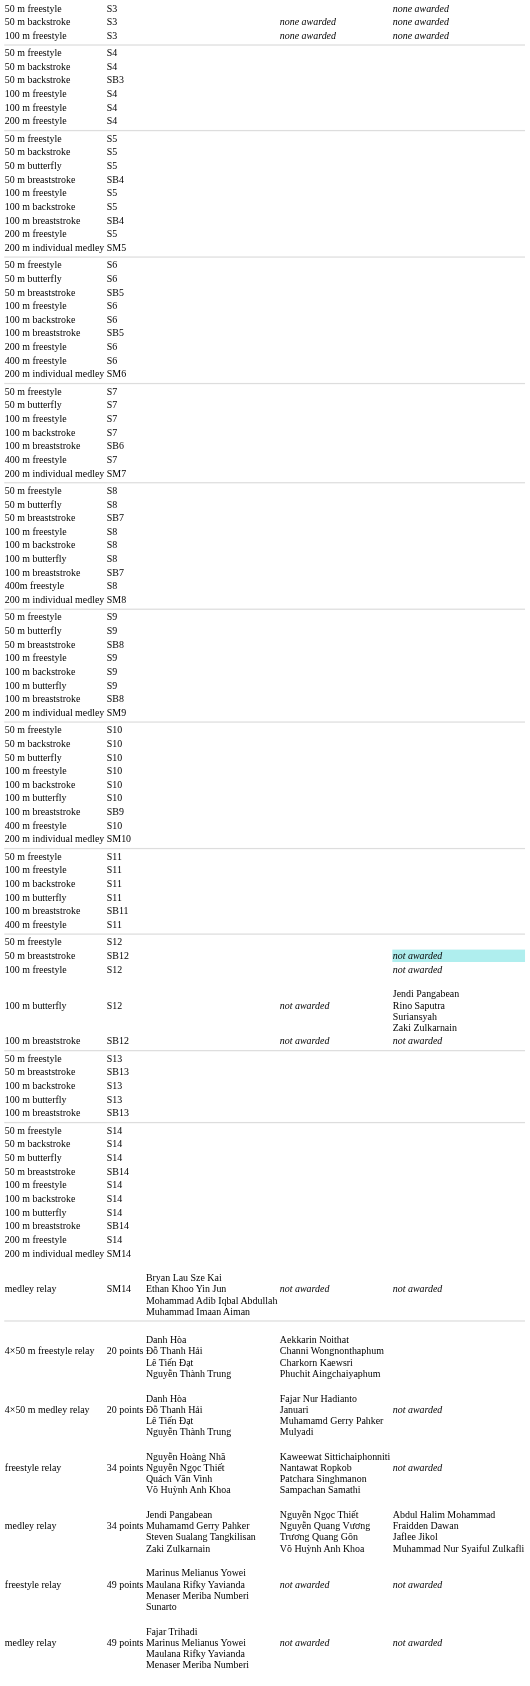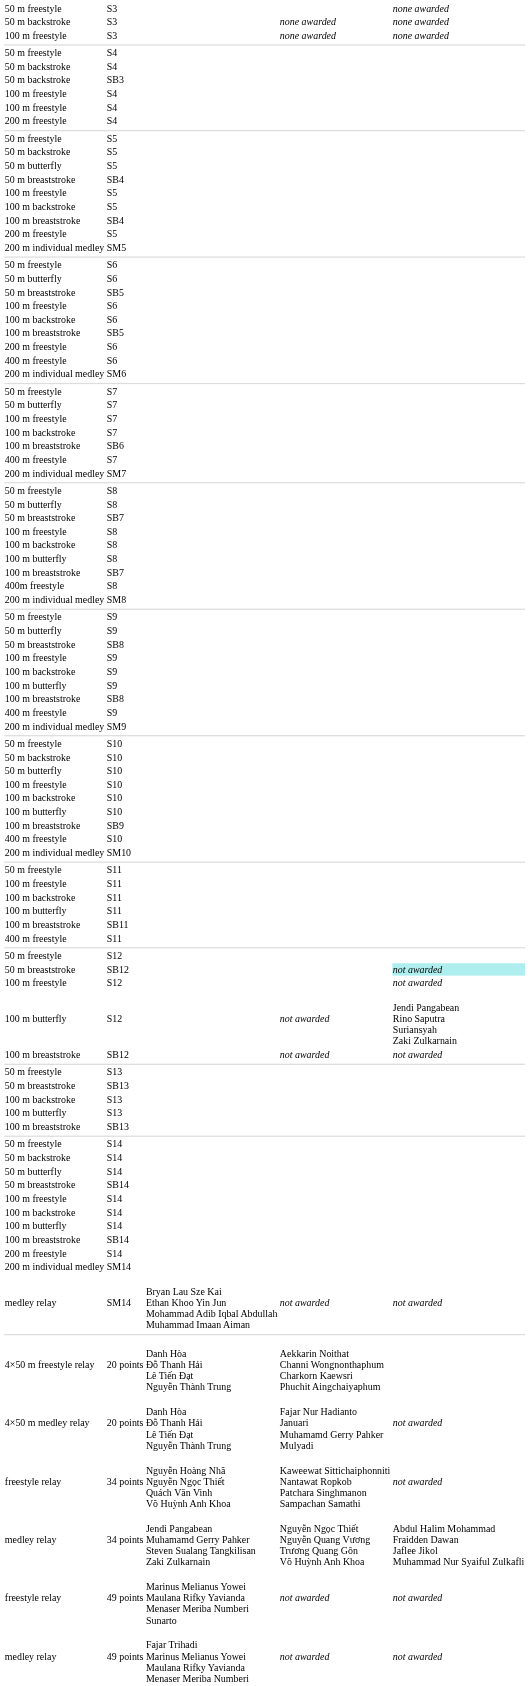+ row: (36, 712)
